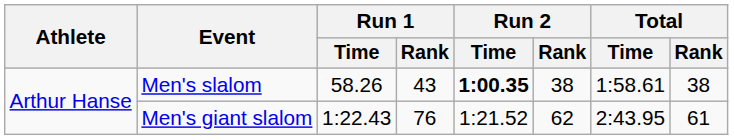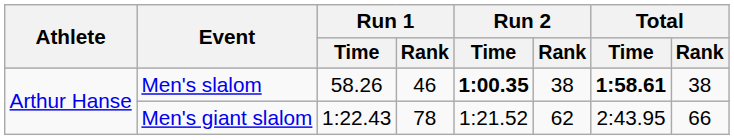(425, 85) 43 -> (425, 85) 46
(630, 85) normal -> (631, 85) bold
(425, 118) 76 -> (425, 118) 78
(699, 118) 61 -> (700, 118) 66
